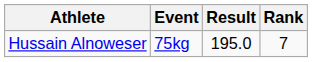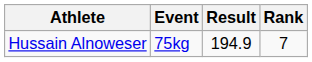(231, 44) 195.0 -> (231, 44) 194.9
